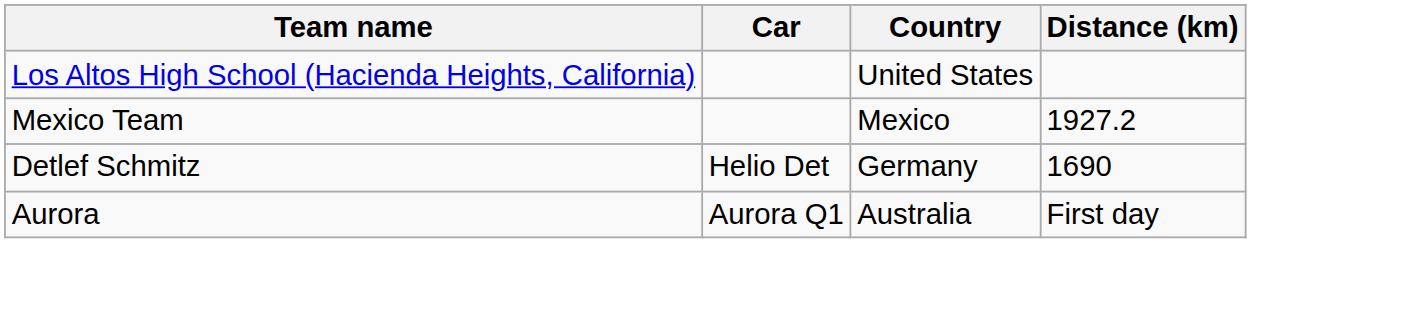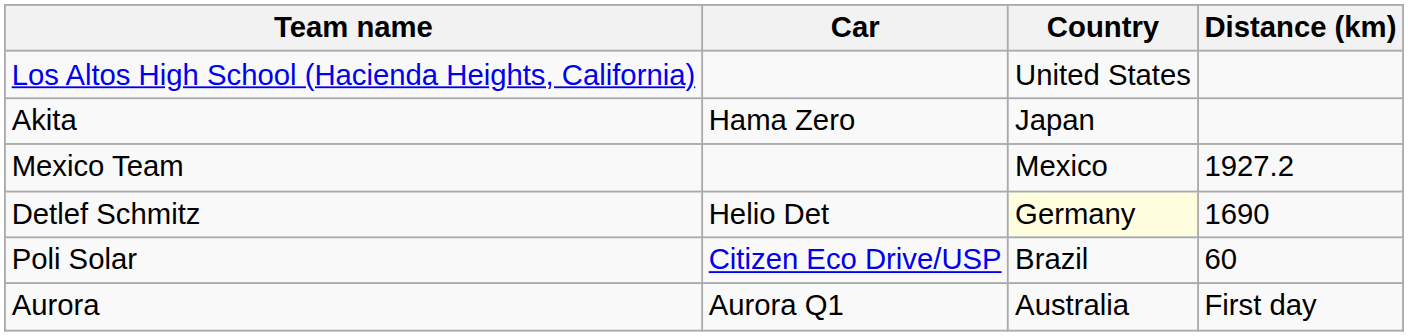+ row: (44, 120)
(917, 167) no background -> (1075, 213) lightyellow background
+ row: (74, 259)
